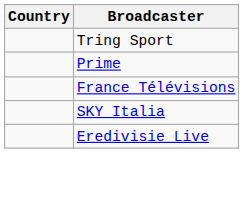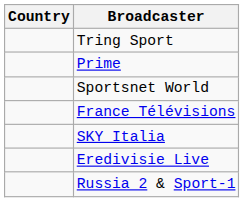+ row: (143, 88)
+ row: (156, 184)
